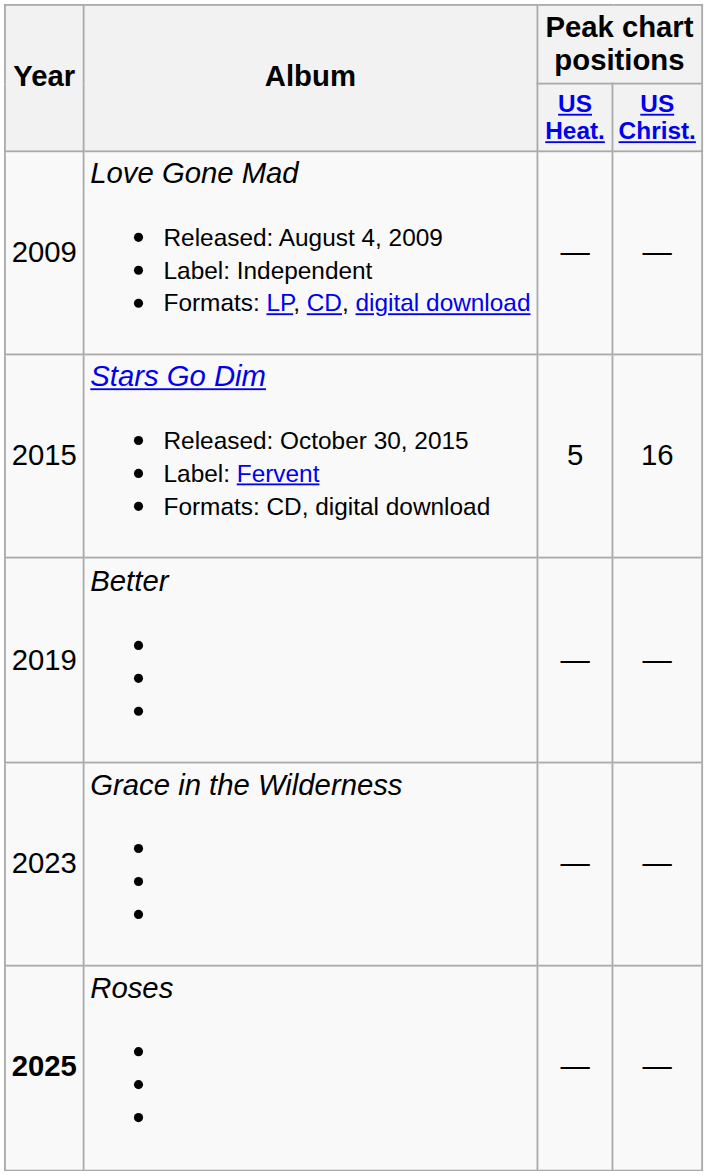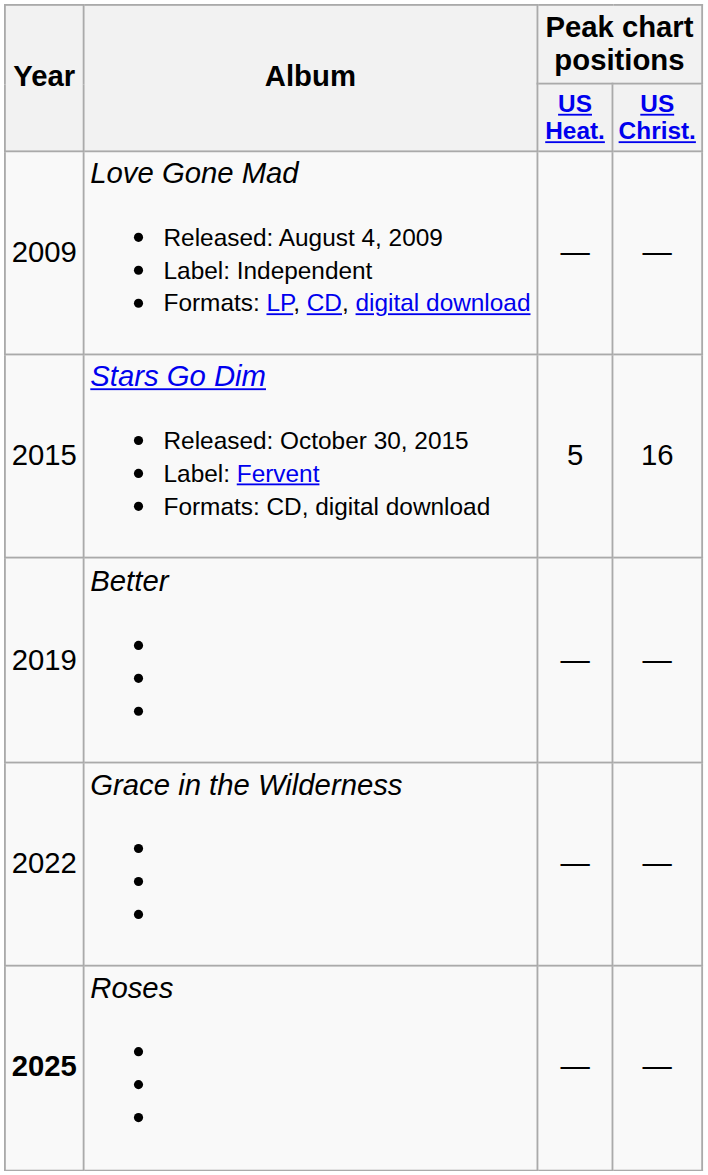(44, 863) 2023 -> (44, 863) 2022
